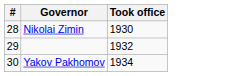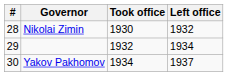+ column: (195, 12)
